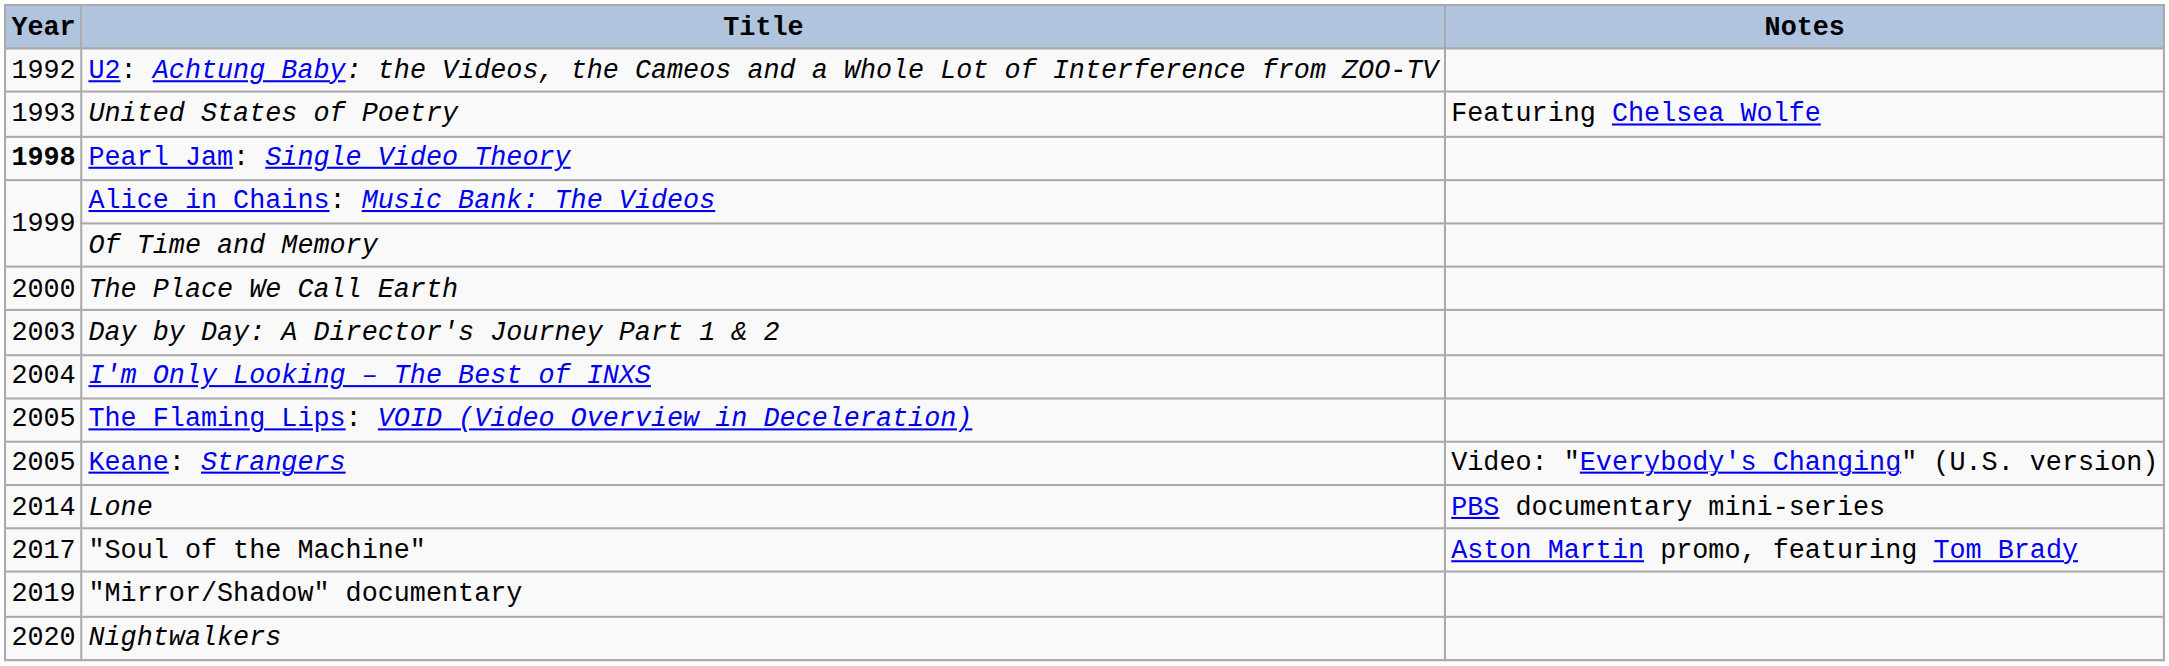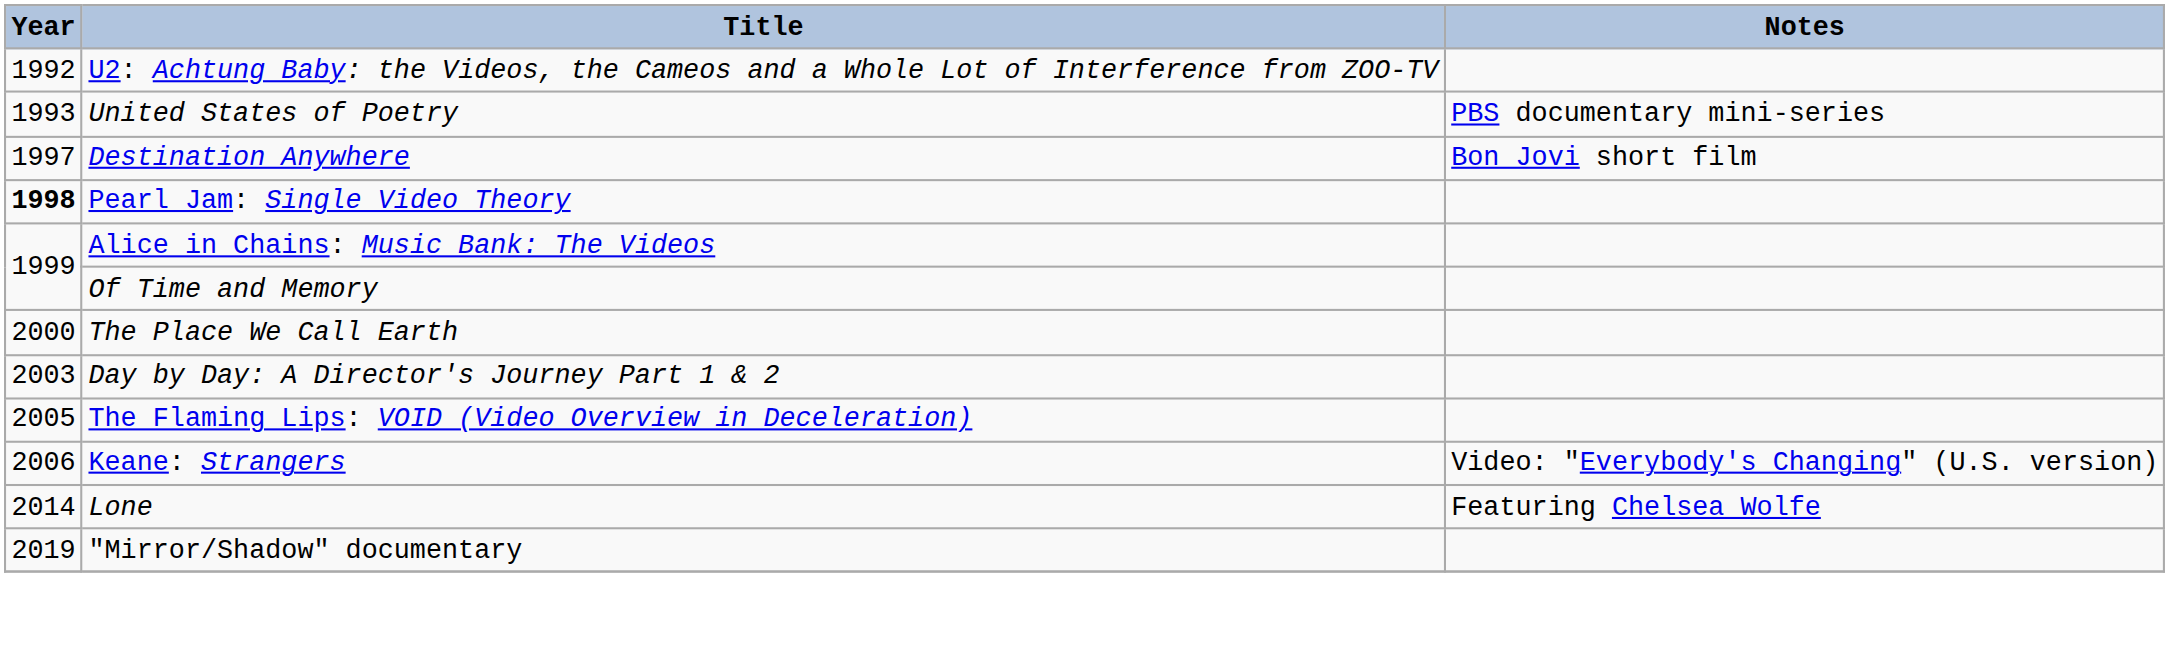(1636, 114) Featuring Chelsea Wolfe -> (1668, 114) PBS documentary mini-series
+ row: (249, 158)
- row: (370, 376)
(44, 463) 2005 -> (44, 463) 2006
(1668, 507) PBS documentary mini-series -> (1636, 507) Featuring Chelsea Wolfe
- row: (257, 551)
- row: (185, 638)
